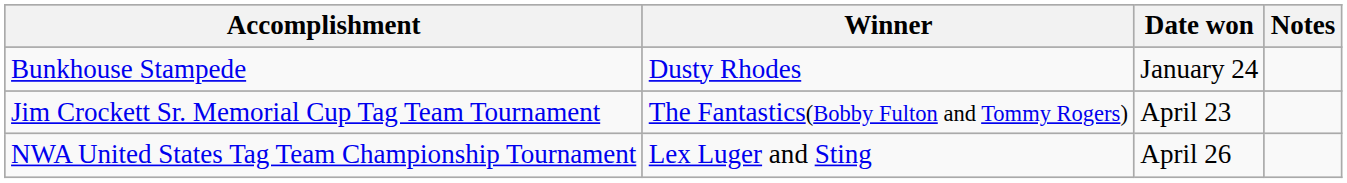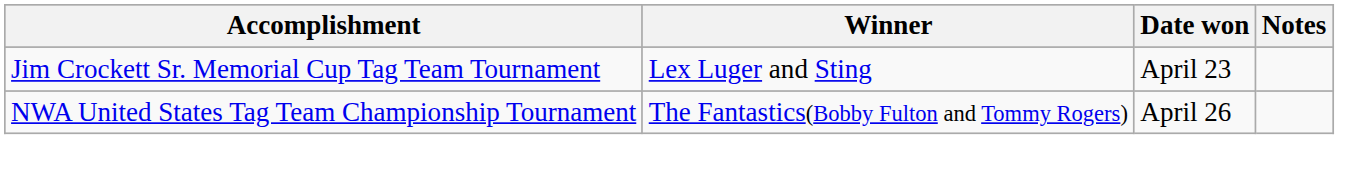- row: (129, 68)
(888, 111) The Fantastics(Bobby Fulton and Tommy Rogers) -> (760, 68) Lex Luger and Sting
(760, 154) Lex Luger and Sting -> (888, 111) The Fantastics(Bobby Fulton and Tommy Rogers)
